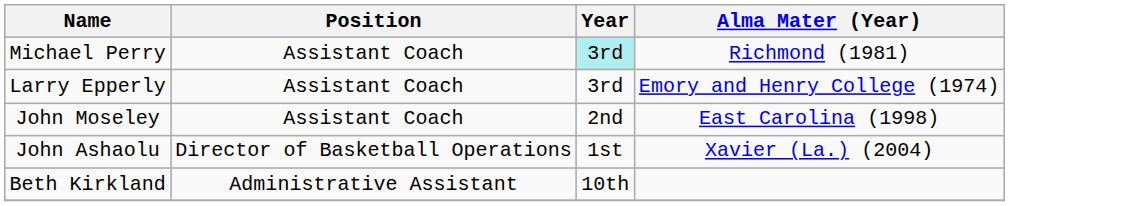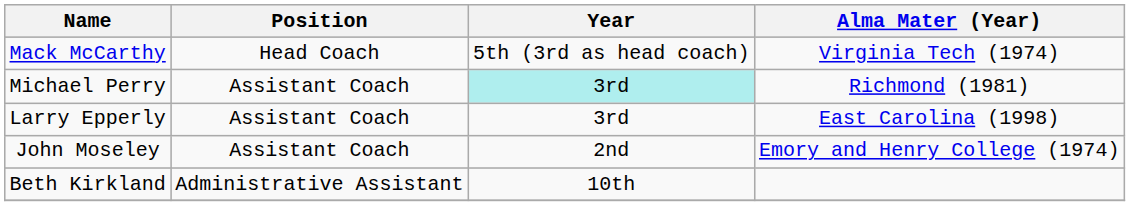+ row: (88, 54)
(819, 86) Emory and Henry College (1974) -> (939, 119) East Carolina (1998)
(819, 119) East Carolina (1998) -> (939, 152) Emory and Henry College (1974)
- row: (88, 152)
